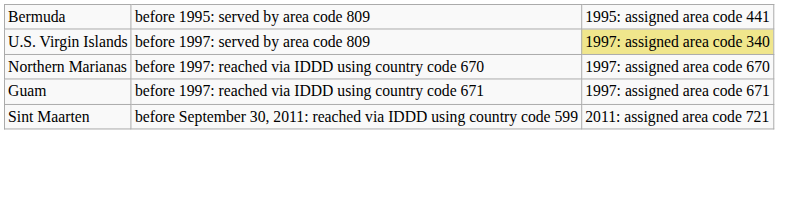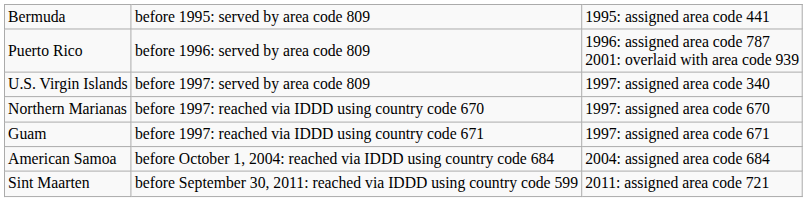+ row: (45, 50)
(678, 41) khaki background -> (678, 84) no background
+ row: (62, 158)
